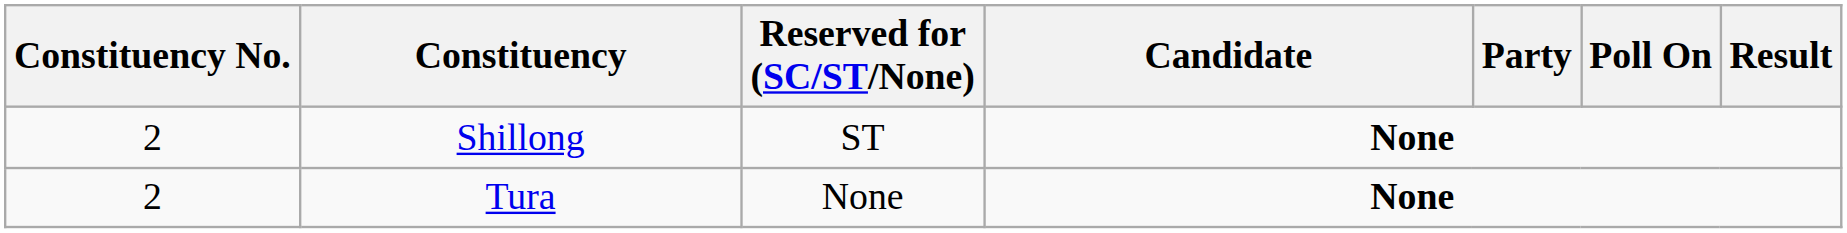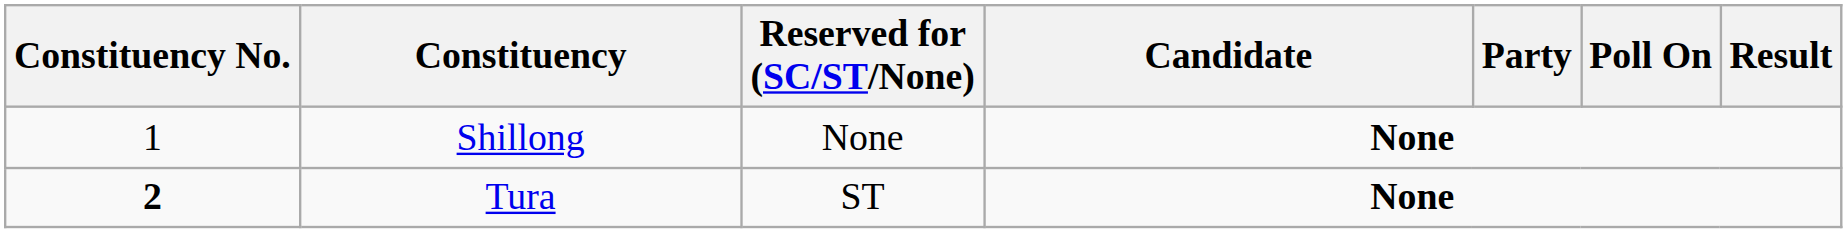(152, 136) 2 -> (152, 136) 1
(863, 136) ST -> (863, 136) None
(152, 196) normal -> (152, 196) bold
(863, 196) None -> (863, 196) ST
